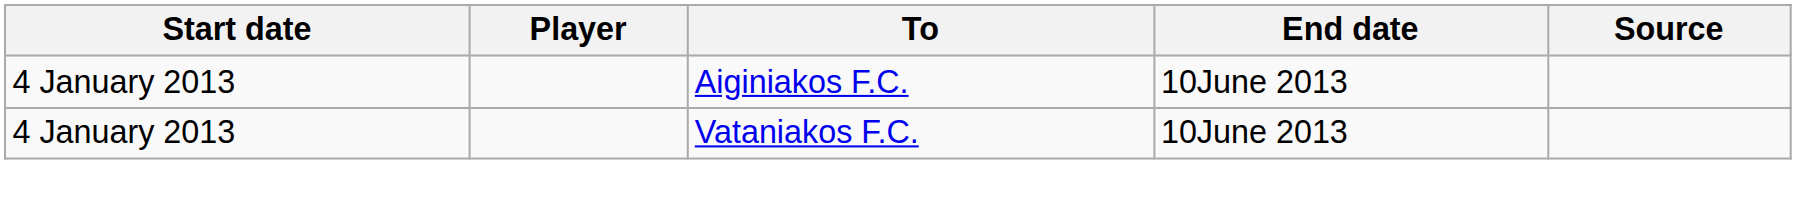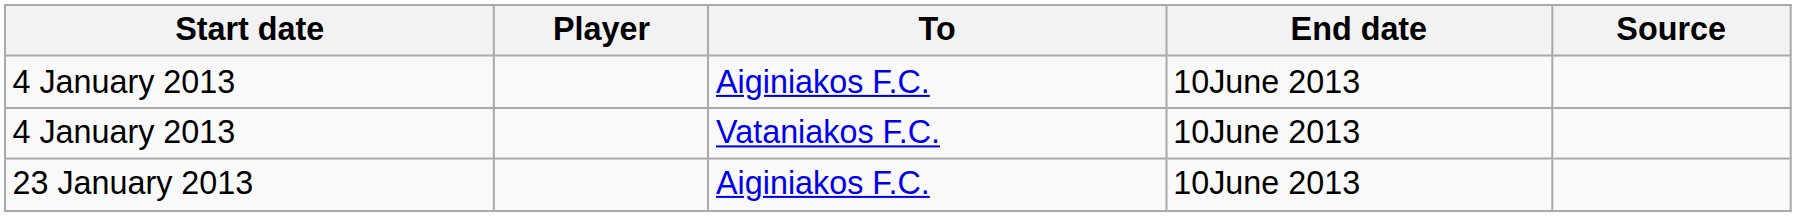+ row: (133, 183)
